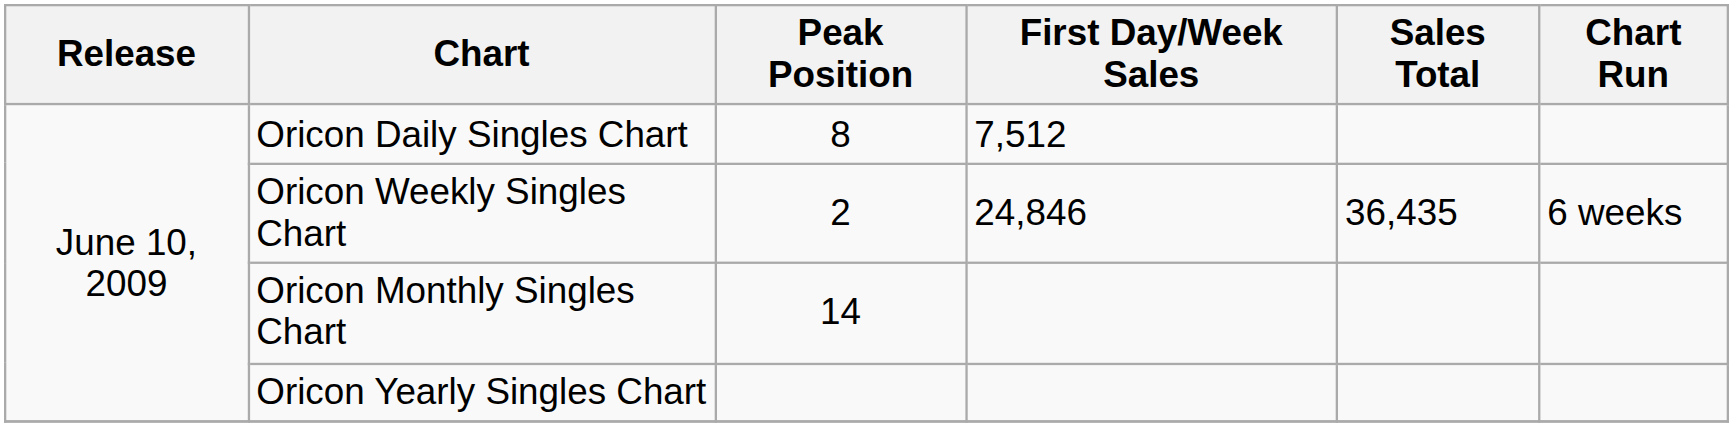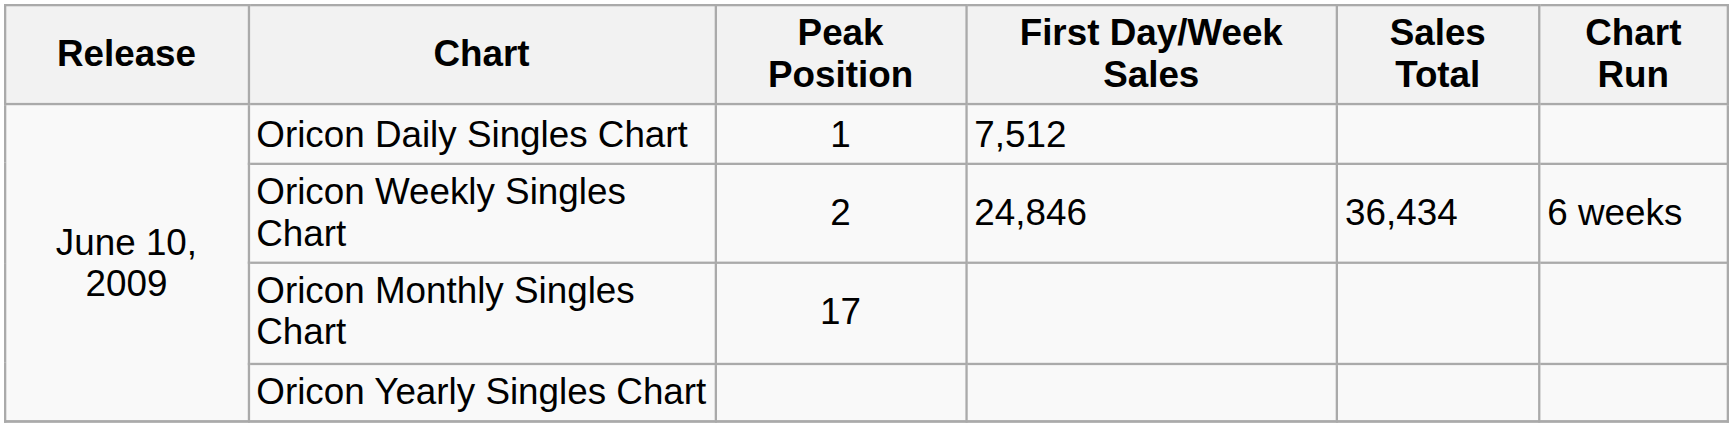(841, 133) 8 -> (841, 133) 1
(1401, 212) 36,435 -> (1401, 212) 36,434
(841, 312) 14 -> (841, 312) 17
